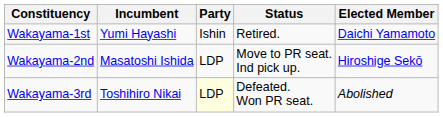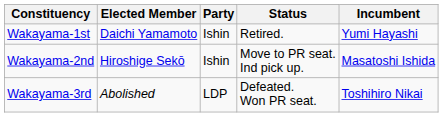columns swapped: (147, 14) <-> (386, 14)
(211, 61) LDP -> (216, 61) Ishin
(211, 94) lightyellow background -> (215, 94) no background
